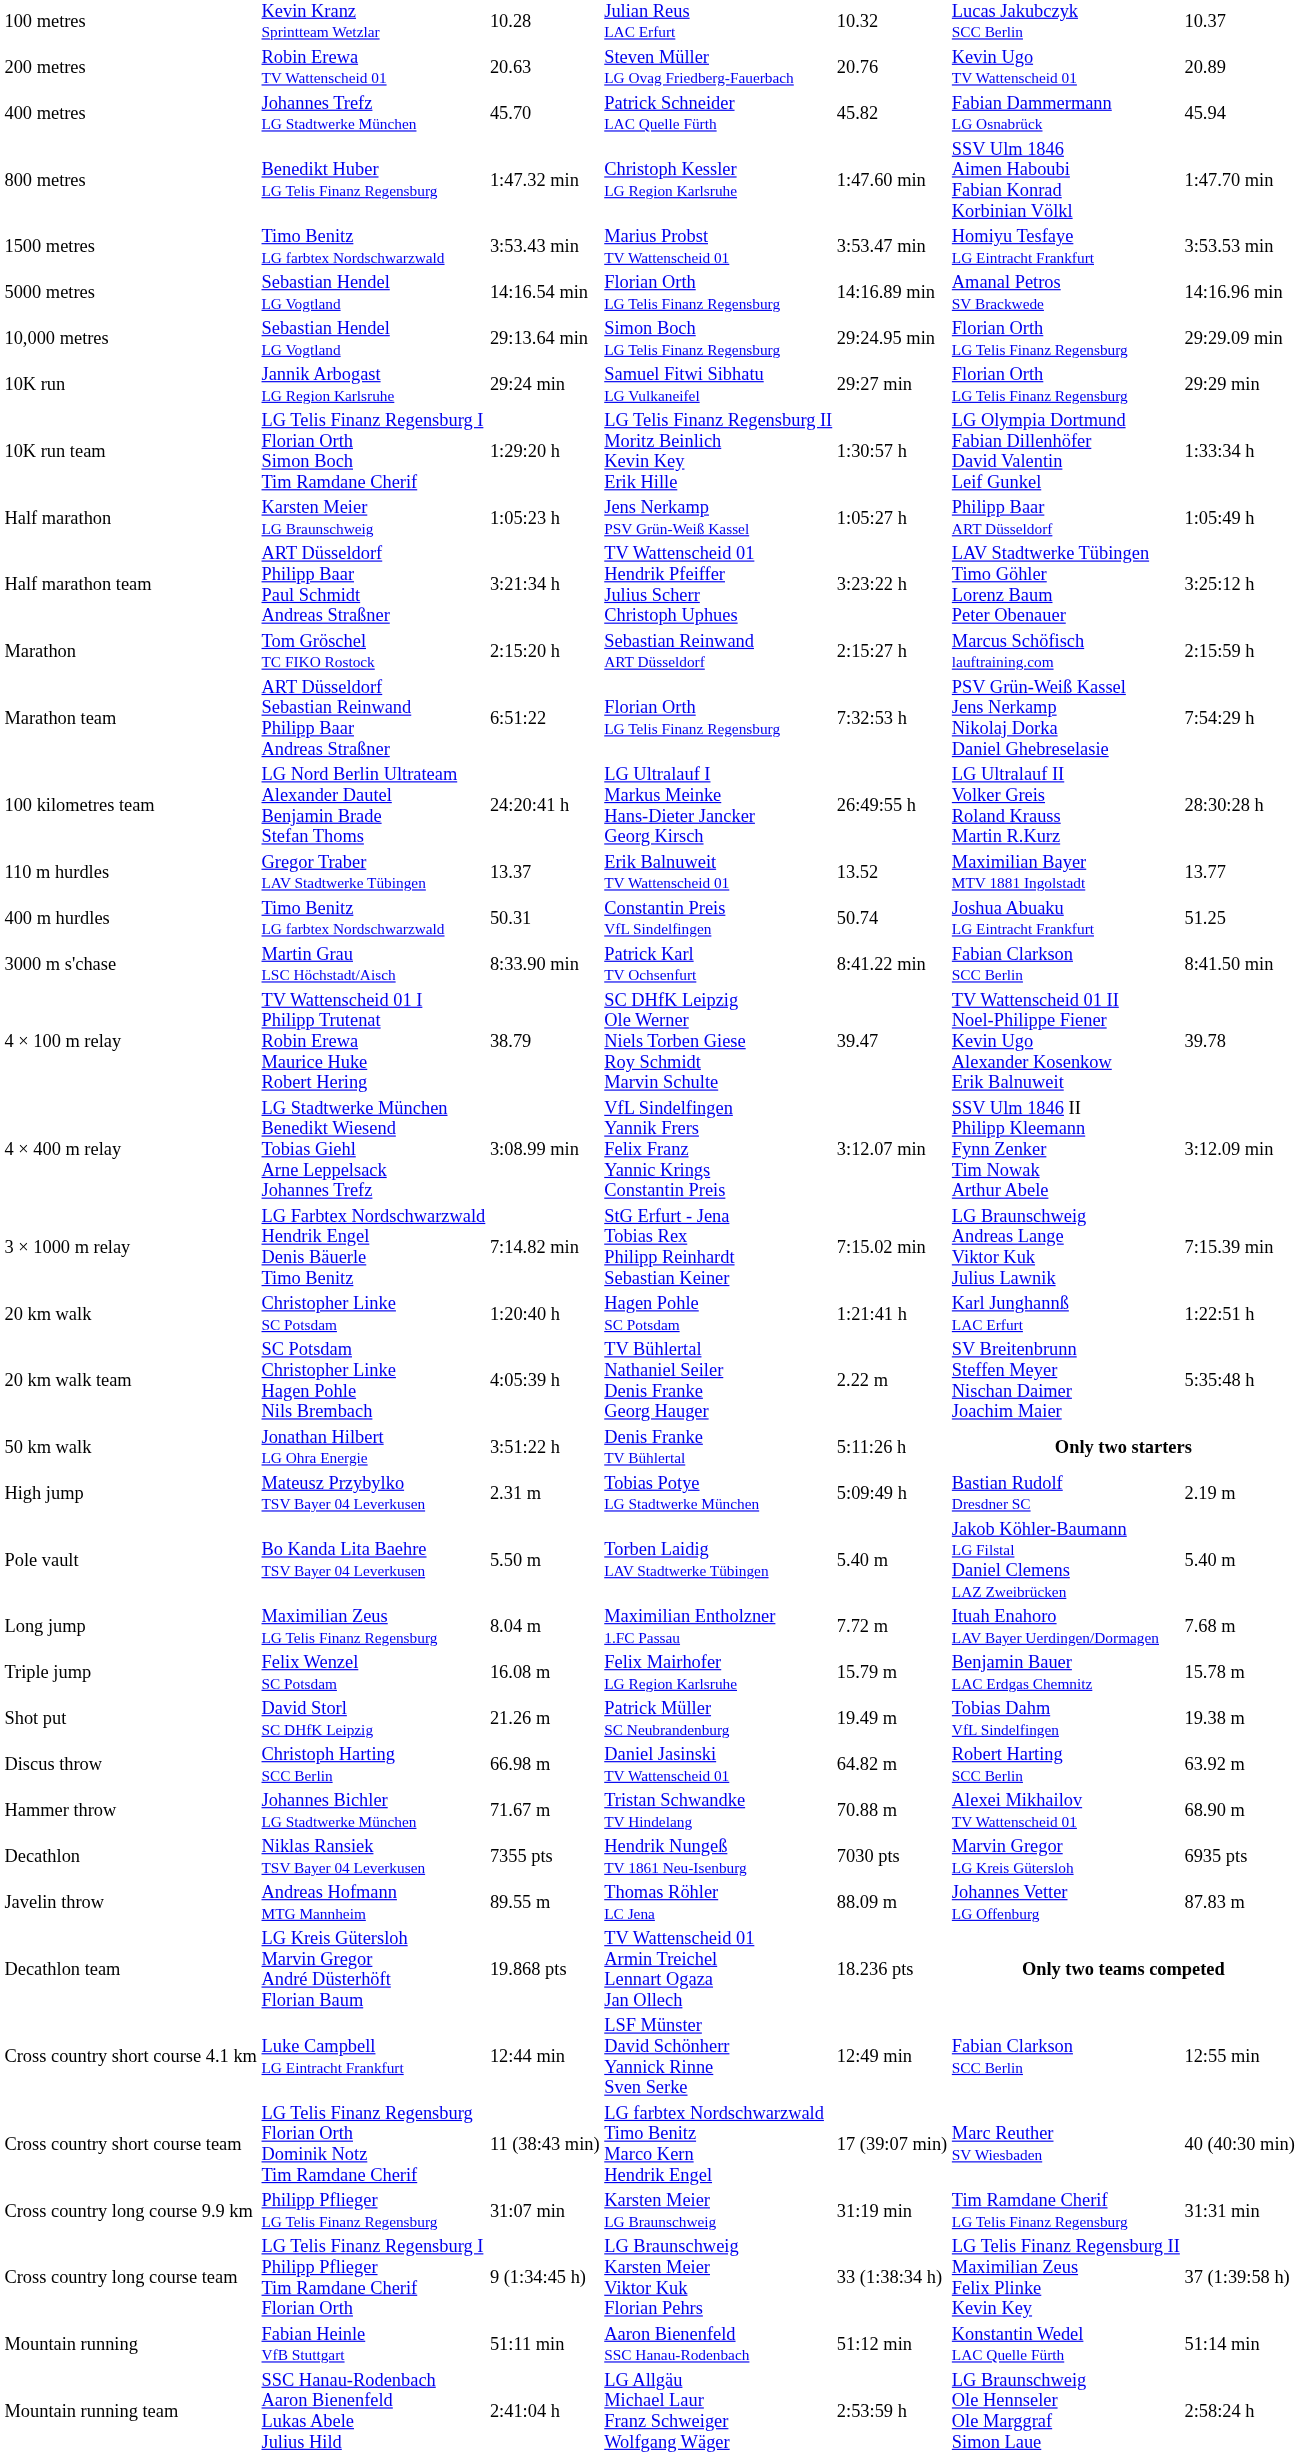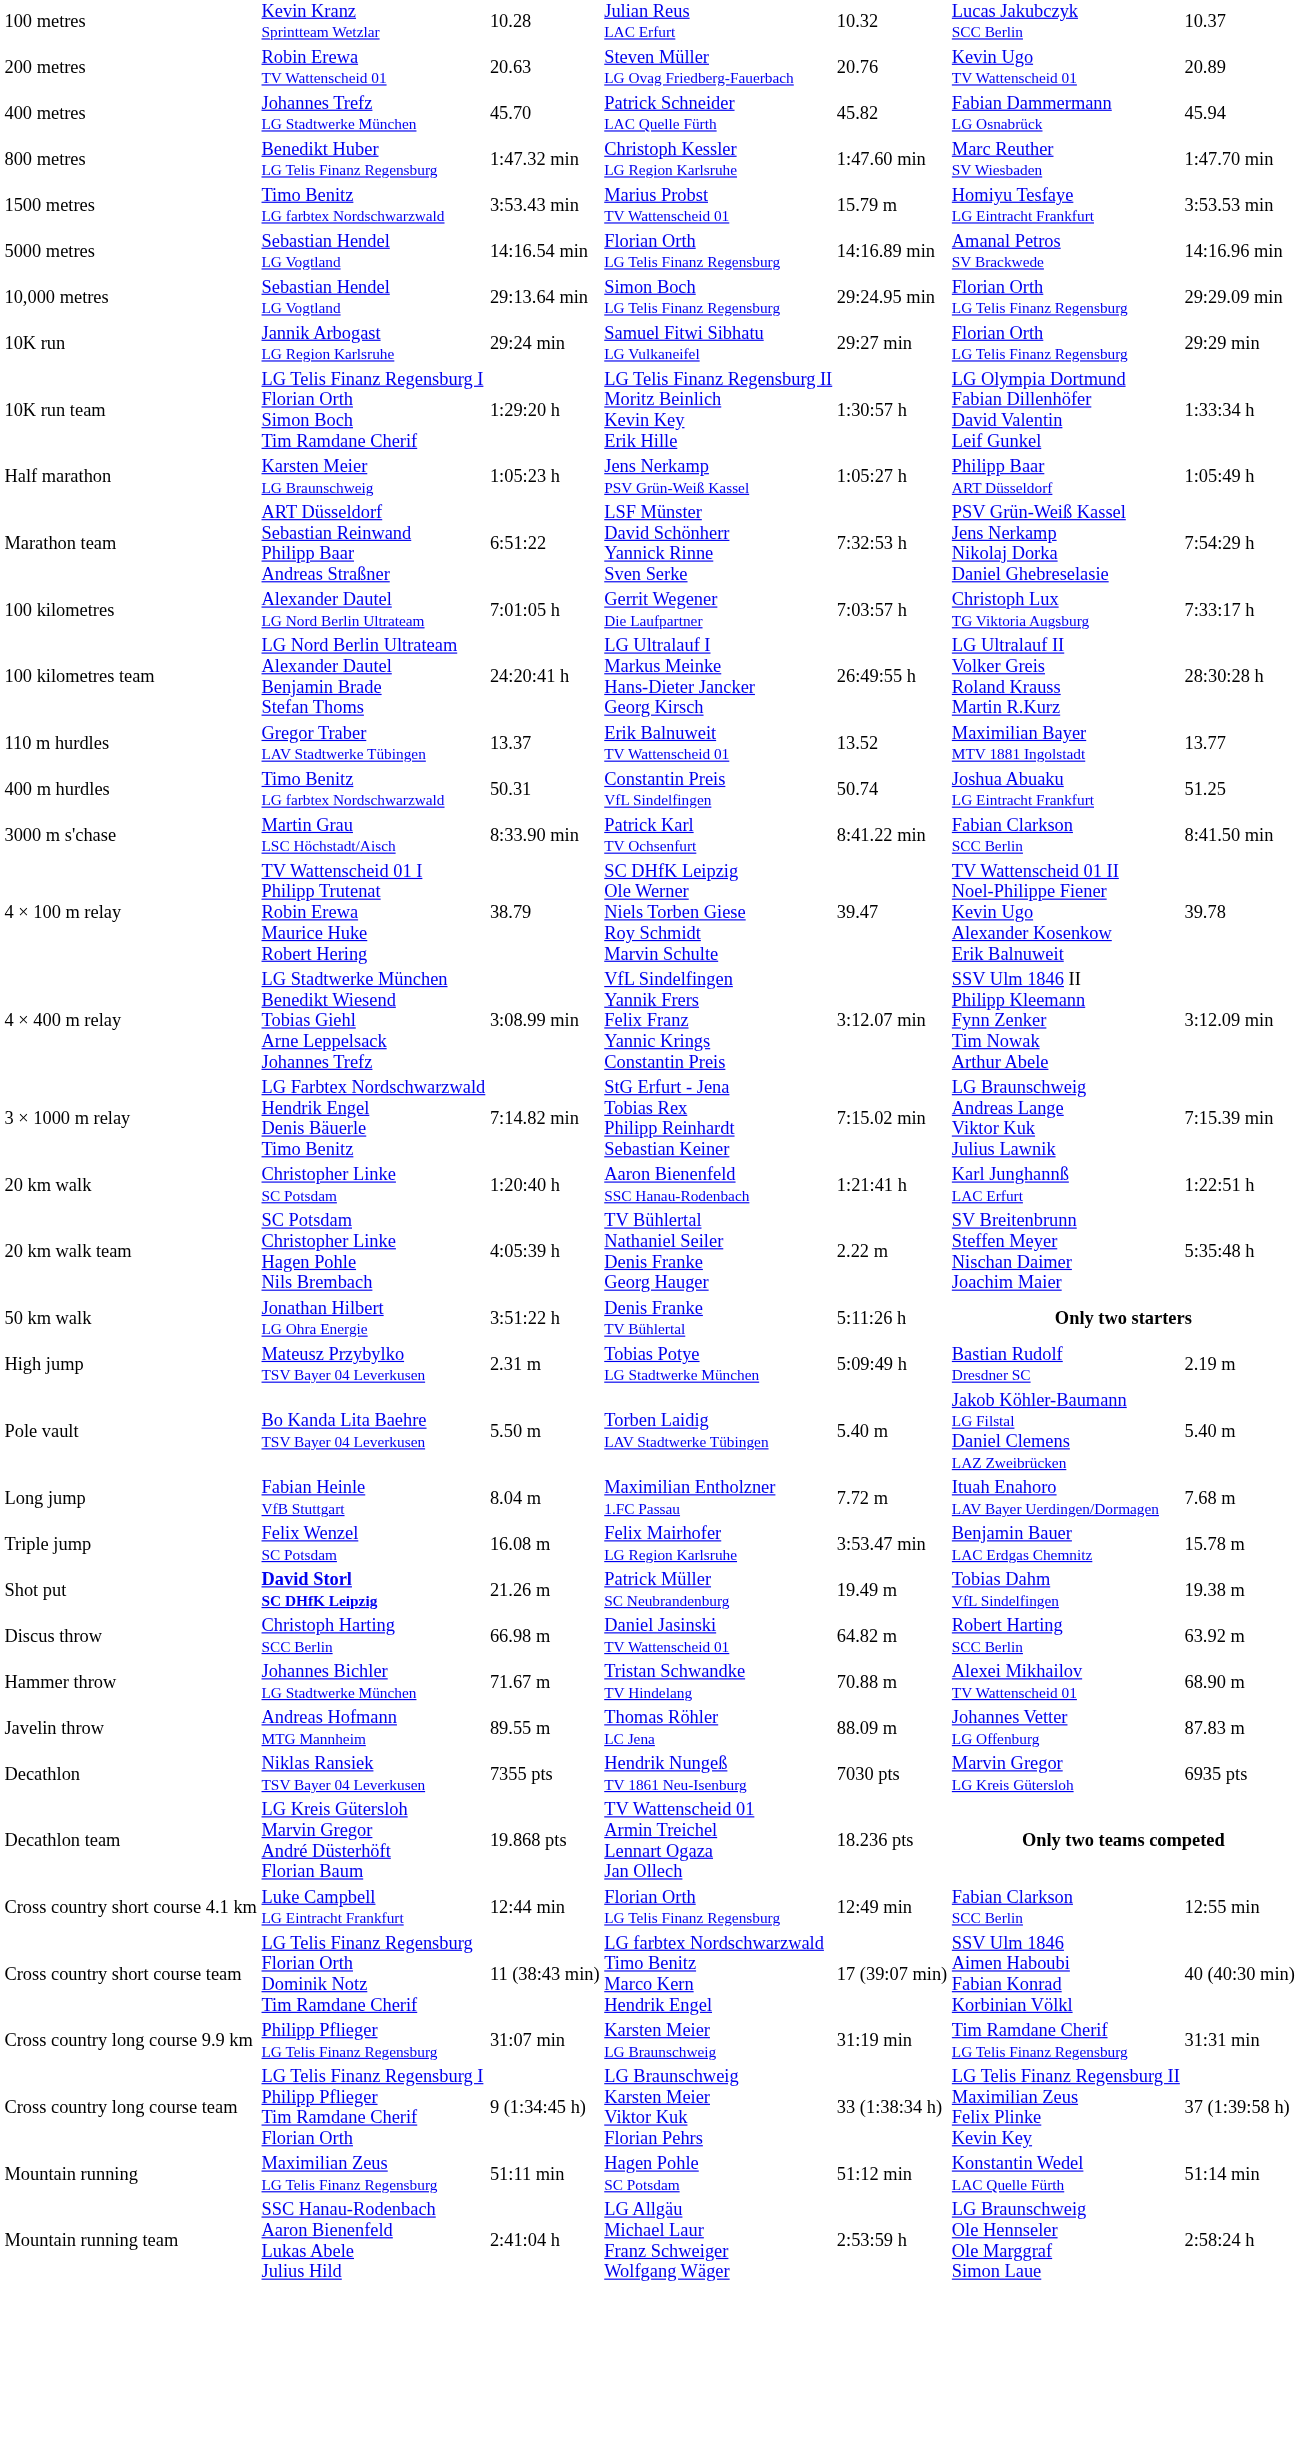(1012, 179) SSV Ulm 1846 Aimen Haboubi Fabian Konrad Korbinian Völkl -> (1003, 159) Marc Reuther SV Wiesbaden
(881, 246) 3:53.47 min -> (867, 205) 15.79 m
- row: (78, 584)
- row: (40, 651)
(692, 717) Florian Orth LG Telis Finanz Regensburg -> (667, 543) LSF Münster David Schönherr Yannick Rinne Sven Serke
+ row: (59, 609)
(651, 1313) Hagen Pohle SC Potsdam -> (677, 1184) Aaron Bienenfeld SSC Hanau-Rodenbach
(349, 1626) Maximilian Zeus LG Telis Finanz Regensburg -> (313, 1497) Fabian Heinle VfB Stuttgart
(867, 1672) 15.79 m -> (881, 1543) 3:53.47 min
(317, 1718) normal -> (319, 1589) bold
rows swapped: (54, 1902) <-> (42, 1856)
(667, 2056) LSF Münster David Schönherr Yannick Rinne Sven Serke -> (692, 1907) Florian Orth LG Telis Finanz Regensburg
(1003, 2143) Marc Reuther SV Wiesbaden -> (1012, 1973) SSV Ulm 1846 Aimen Haboubi Fabian Konrad Korbinian Völkl
(313, 2344) Fabian Heinle VfB Stuttgart -> (349, 2173) Maximilian Zeus LG Telis Finanz Regensburg
(677, 2344) Aaron Bienenfeld SSC Hanau-Rodenbach -> (651, 2173) Hagen Pohle SC Potsdam
